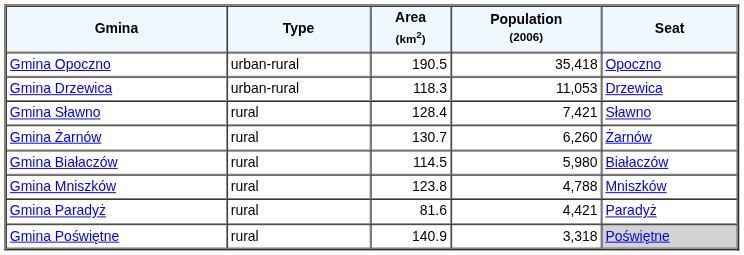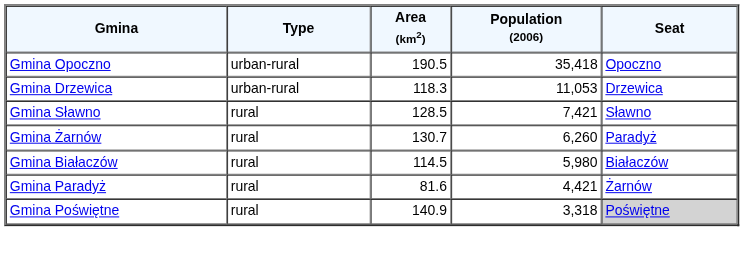(430, 113) 128.4 -> (430, 113) 128.5
(629, 137) Żarnów -> (631, 137) Paradyż
- row: (63, 186)
(631, 211) Paradyż -> (629, 186) Żarnów
